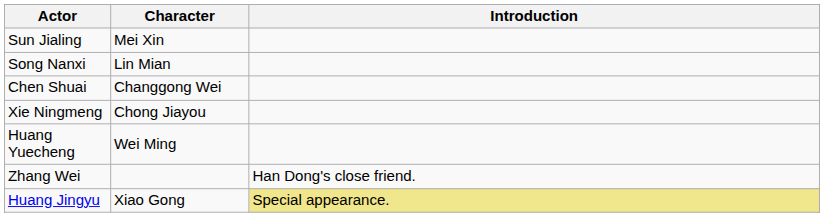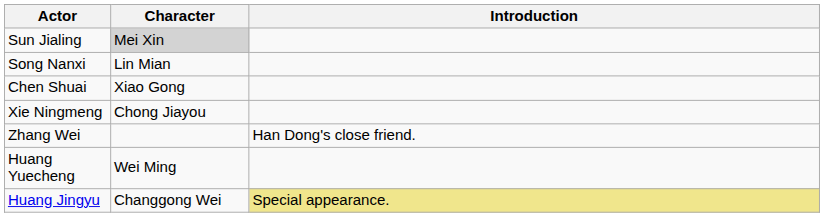(139, 40) no background -> (139, 40) lightgrey background
(168, 87) Changgong Wei -> (149, 87) Xiao Gong
rows swapped: (44, 176) <-> (41, 144)
(149, 200) Xiao Gong -> (168, 200) Changgong Wei
